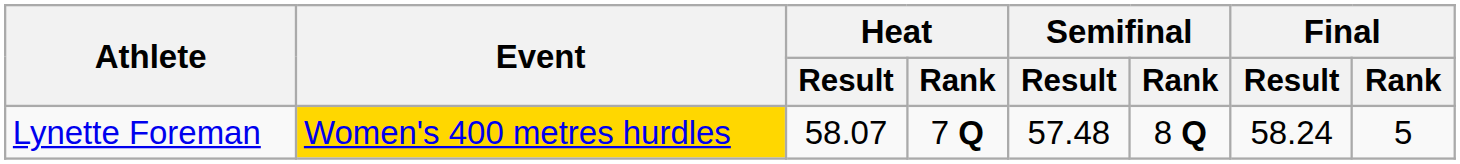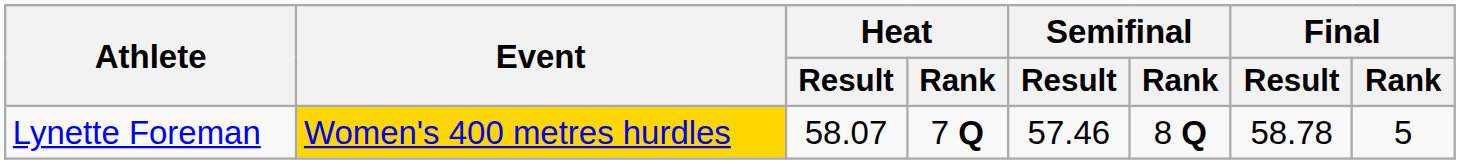(1069, 133) 57.48 -> (1069, 133) 57.46
(1292, 133) 58.24 -> (1292, 133) 58.78
